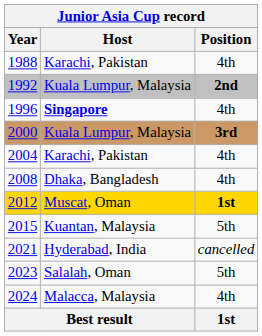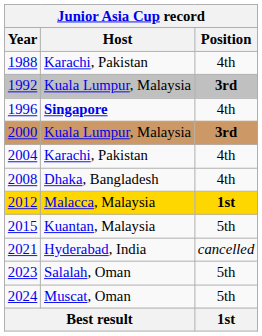(226, 86) 2nd -> (226, 86) 3rd
(87, 202) Muscat, Oman -> (100, 202) Malacca, Malaysia
(100, 296) Malacca, Malaysia -> (87, 296) Muscat, Oman
(226, 296) 4th -> (226, 296) 5th
